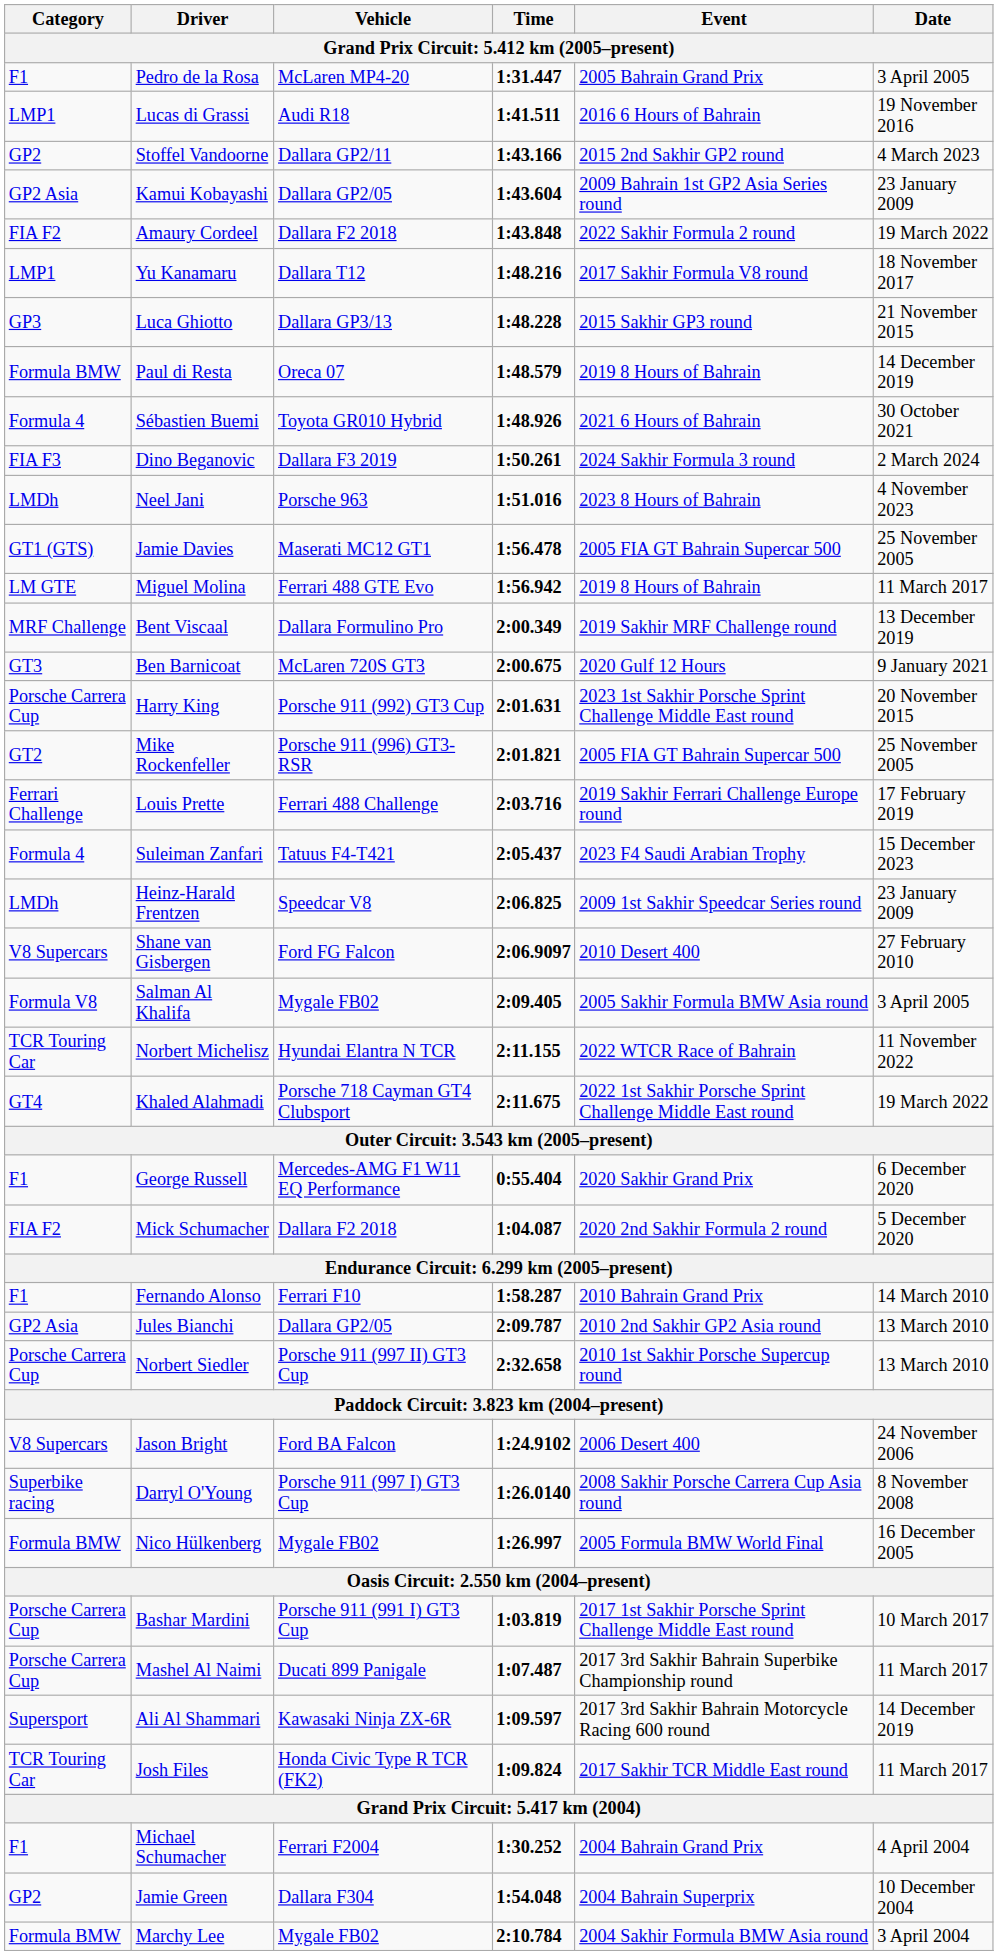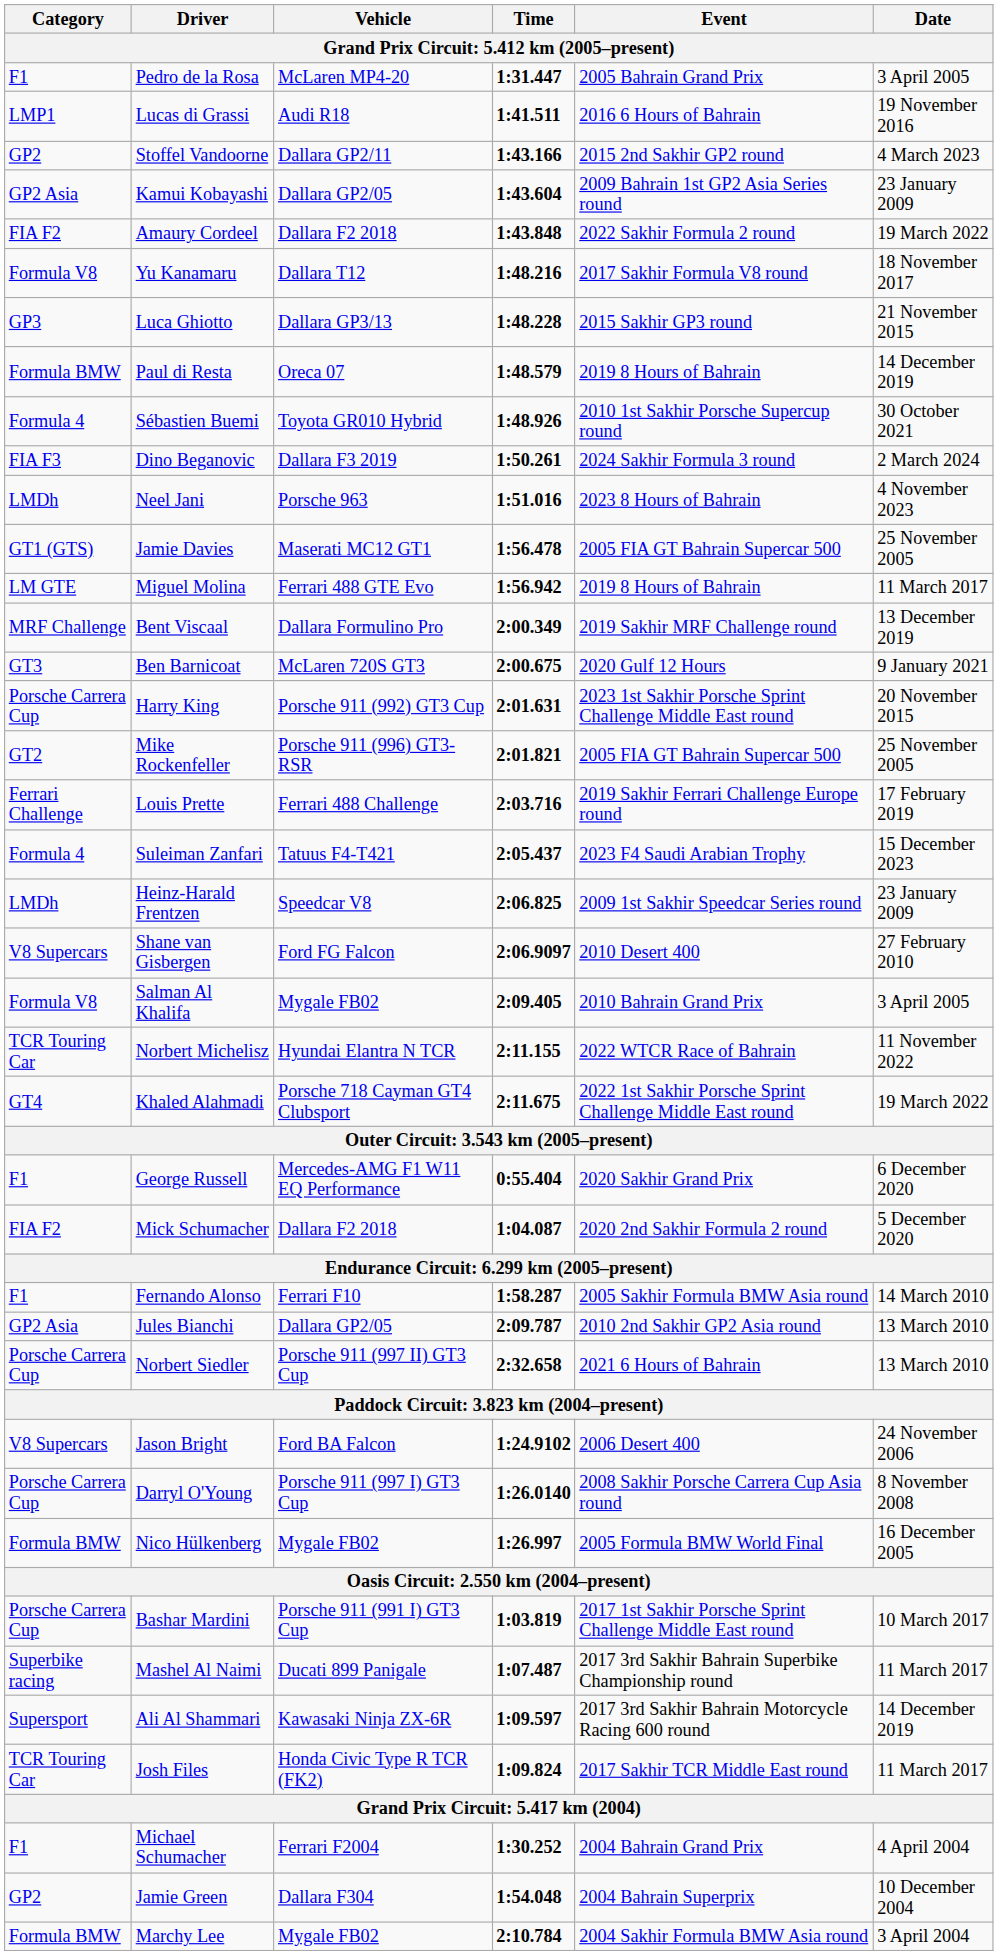(32, 272) LMP1 -> (53, 272) Formula V8
(670, 421) 2021 6 Hours of Bahrain -> (704, 421) 2010 1st Sakhir Porsche Supercup round
(724, 1002) 2005 Sakhir Formula BMW Asia round -> (671, 1002) 2010 Bahrain Grand Prix
(671, 1297) 2010 Bahrain Grand Prix -> (724, 1297) 2005 Sakhir Formula BMW Asia round
(704, 1365) 2010 1st Sakhir Porsche Supercup round -> (670, 1365) 2021 6 Hours of Bahrain
(46, 1493) Superbike racing -> (67, 1493) Porsche Carrera Cup
(67, 1670) Porsche Carrera Cup -> (46, 1670) Superbike racing
